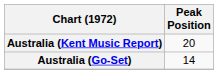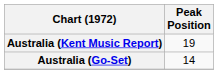(189, 43) 20 -> (189, 43) 19
